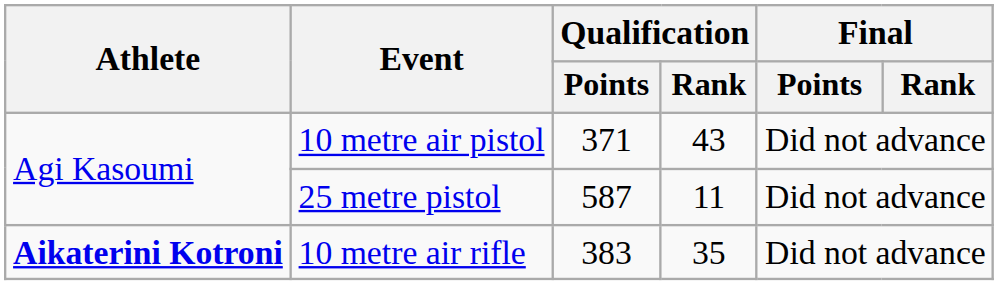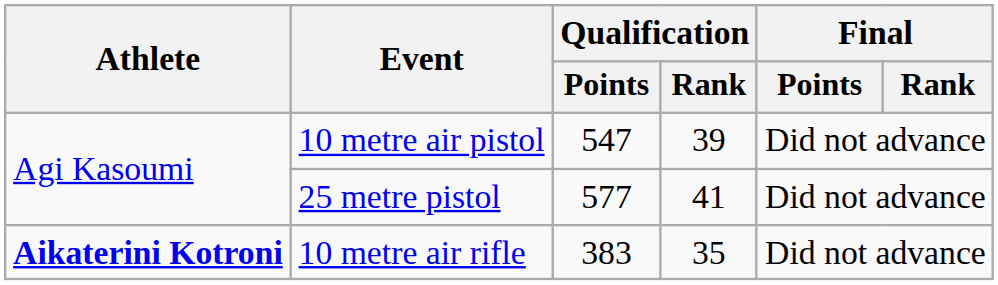(606, 140) 371 -> (606, 140) 547
(709, 140) 43 -> (709, 140) 39
(606, 196) 587 -> (606, 196) 577
(709, 196) 11 -> (709, 196) 41
